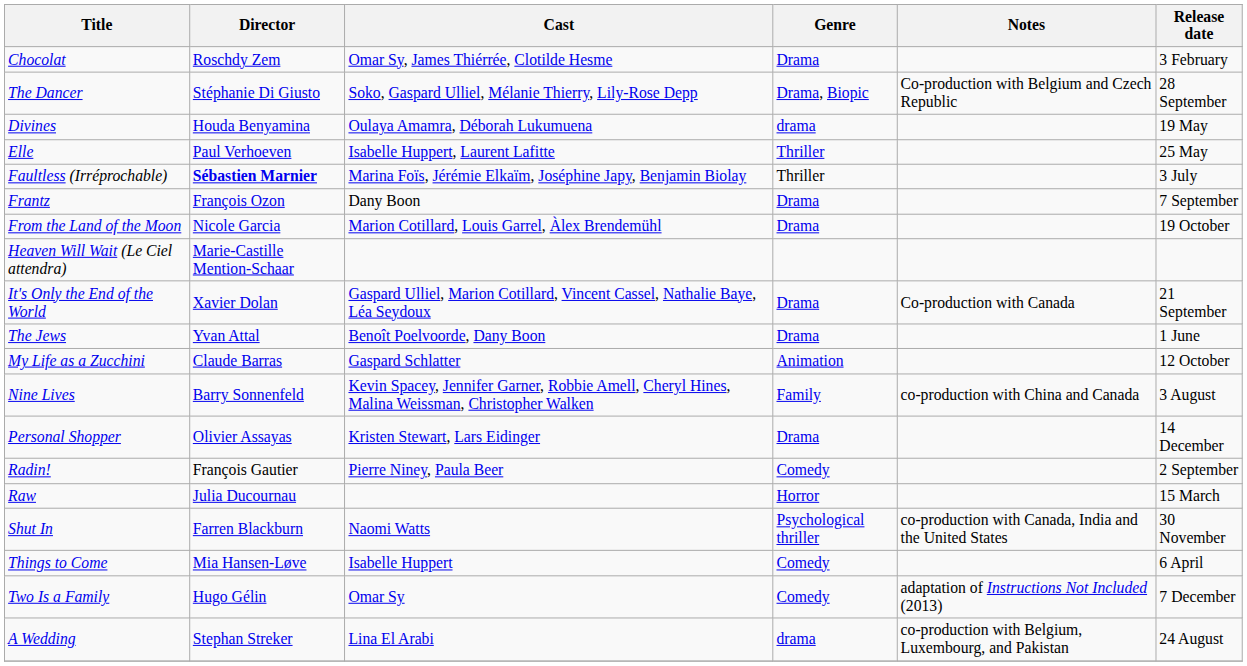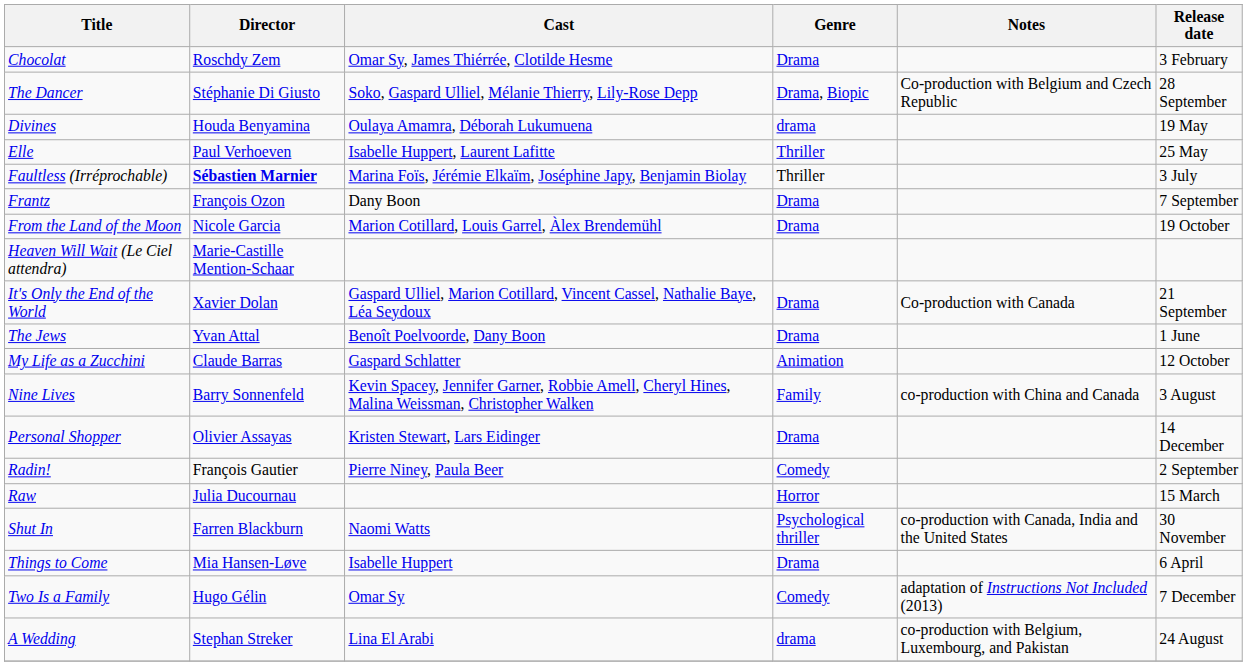(803, 563) Comedy -> (798, 563) Drama
